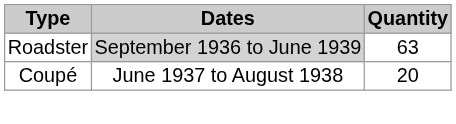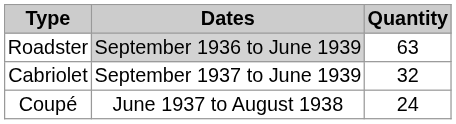+ row: (48, 75)
(408, 75) 20 -> (408, 104) 24
